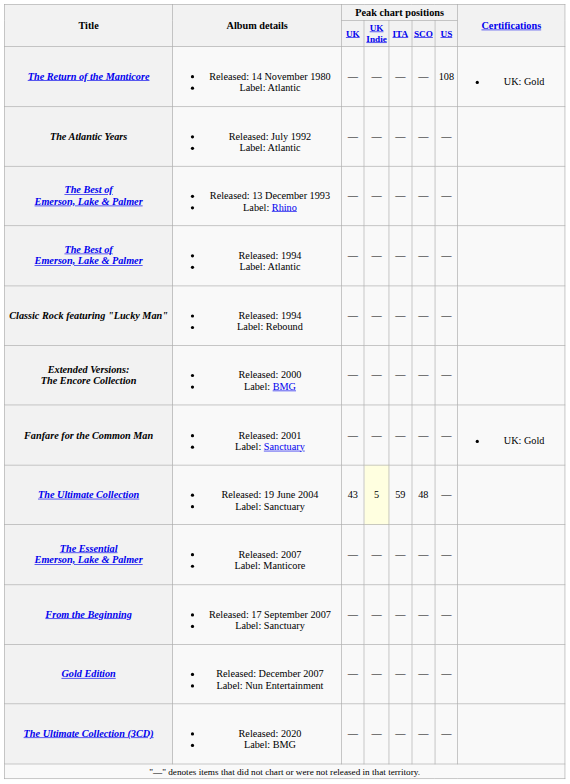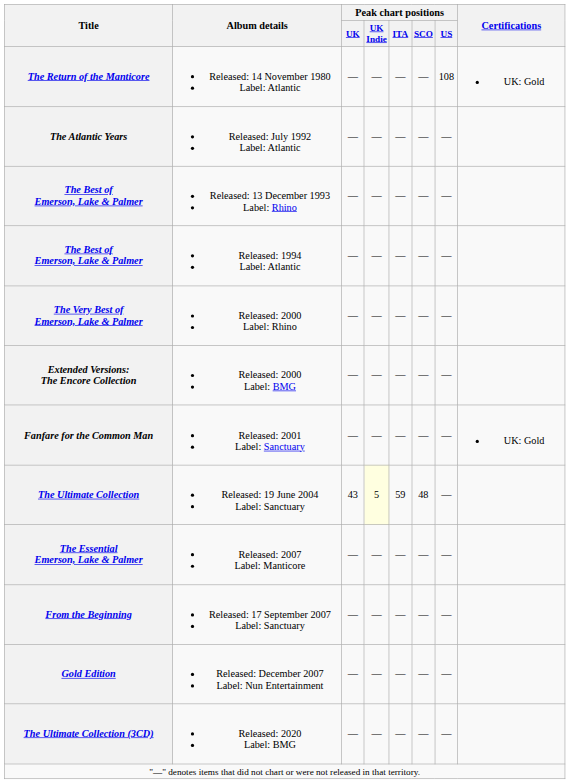- row: (257, 321)
+ row: (257, 321)
